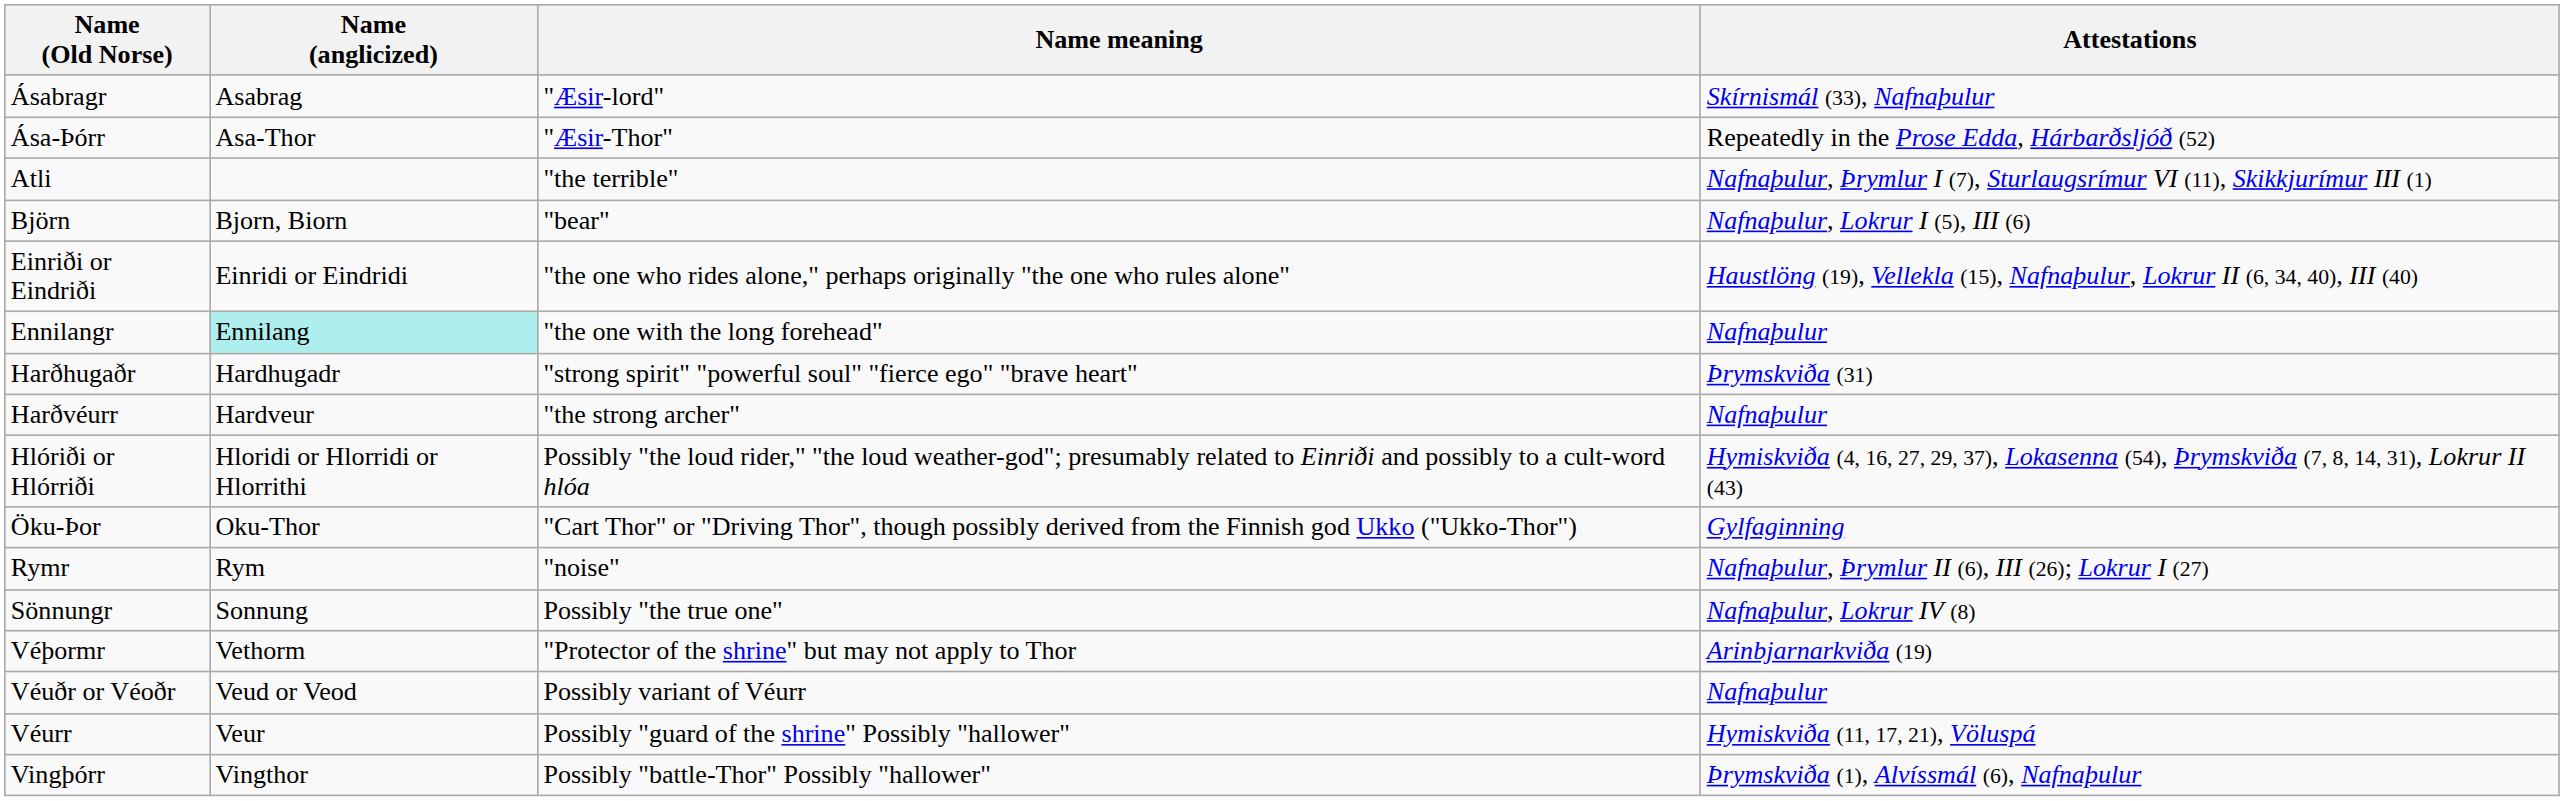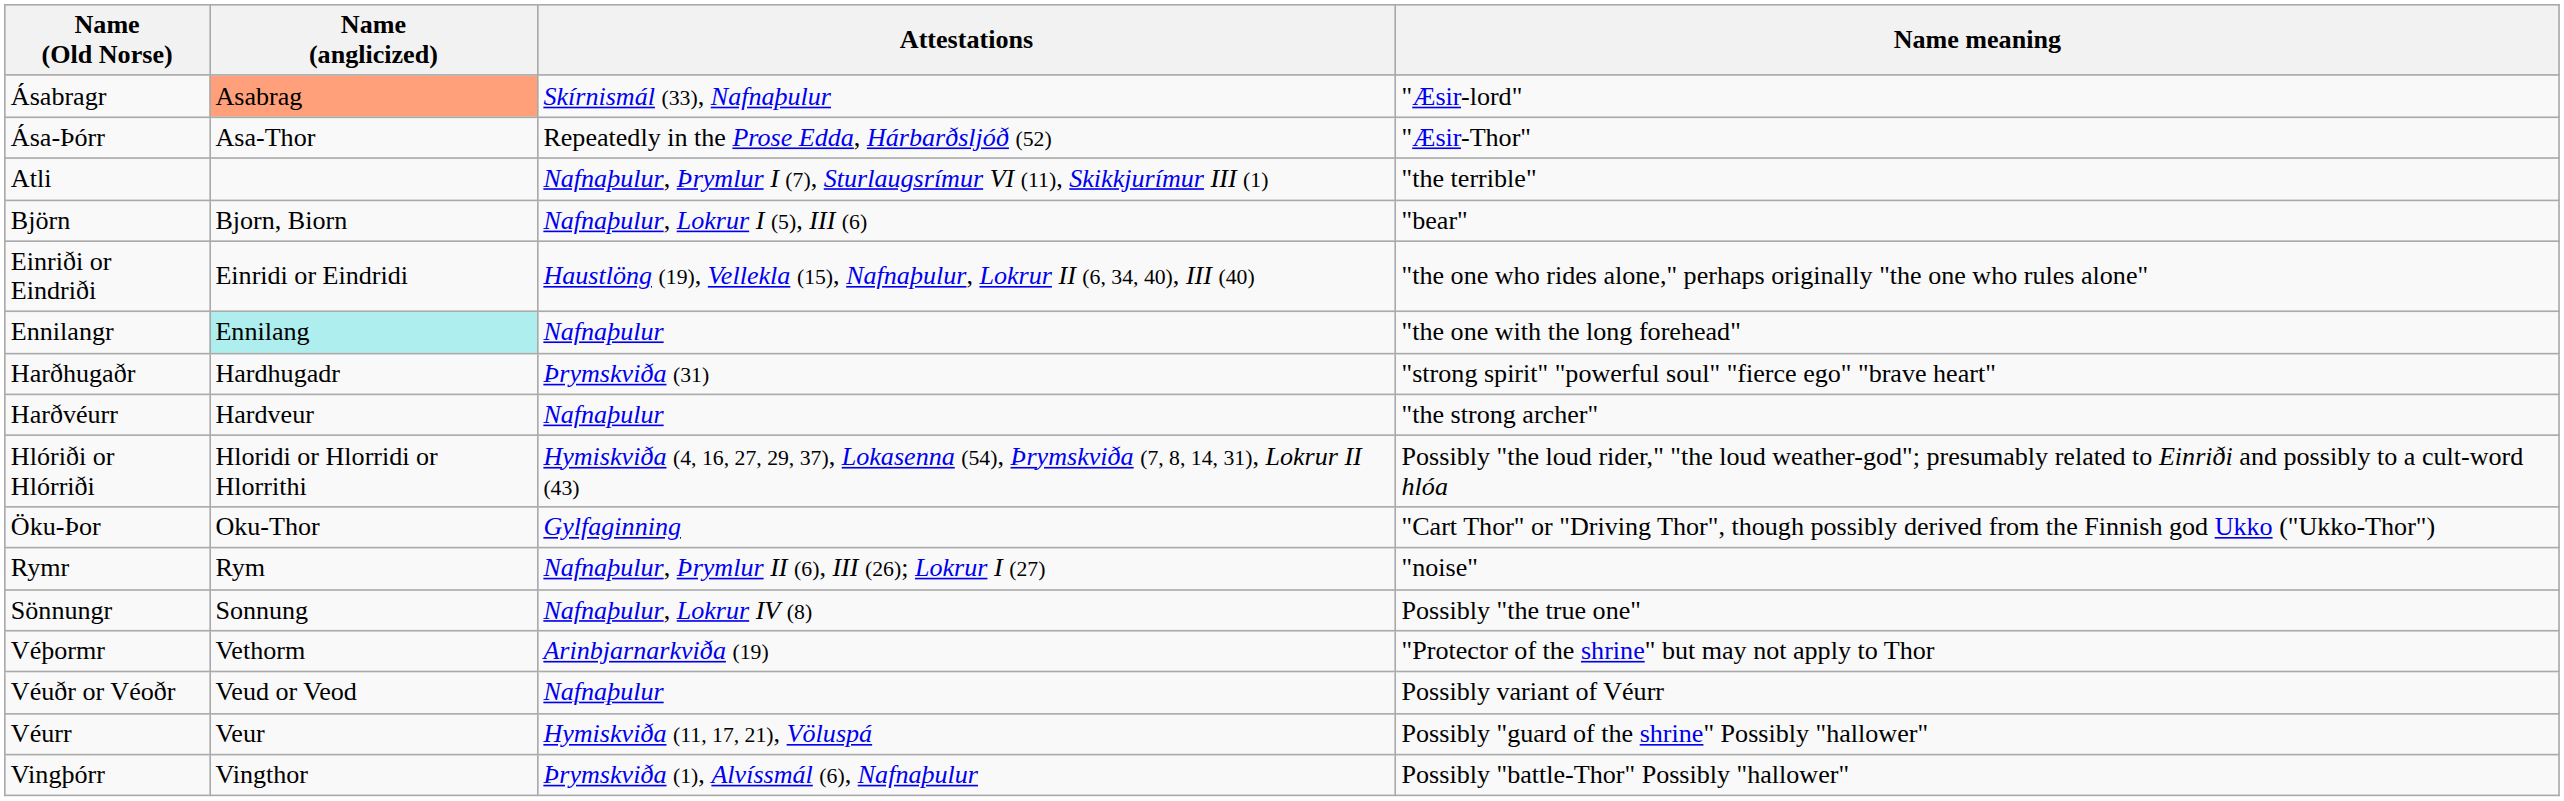columns swapped: (1119, 39) <-> (2130, 39)
(259, 95) no background -> (259, 95) lightsalmon background
